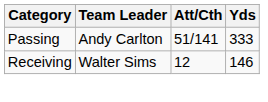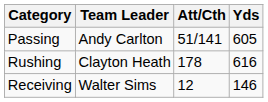(241, 39) 333 -> (245, 39) 605
+ row: (35, 62)
